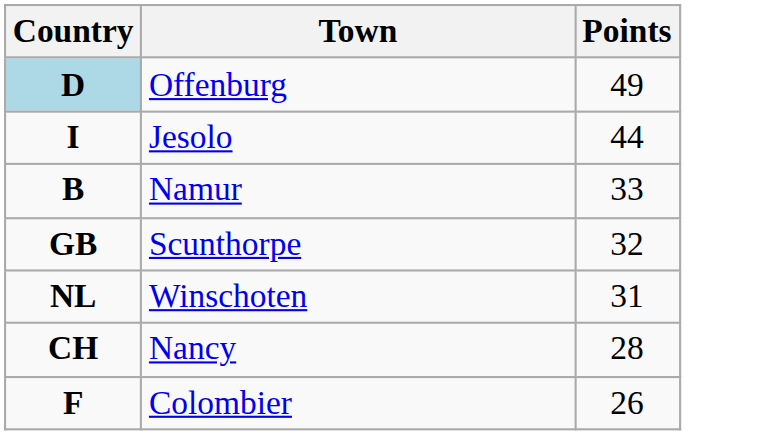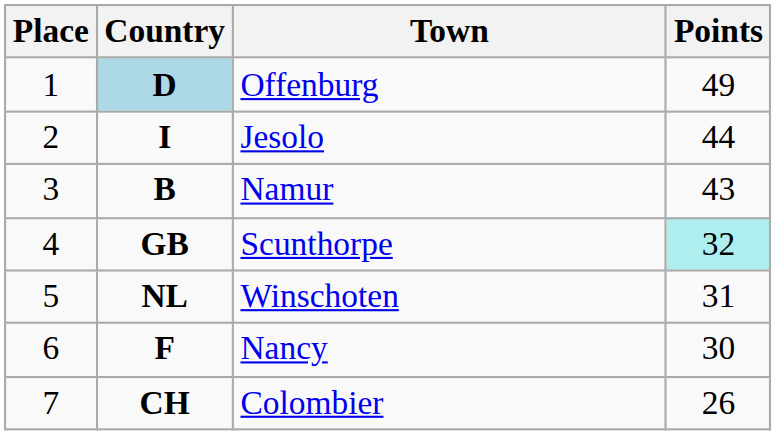+ column: (51, 31)
(627, 190) 33 -> (718, 190) 43
(627, 243) no background -> (718, 243) paleturquoise background
(73, 349) CH -> (165, 349) F
(627, 349) 28 -> (718, 349) 30
(73, 402) F -> (165, 402) CH
